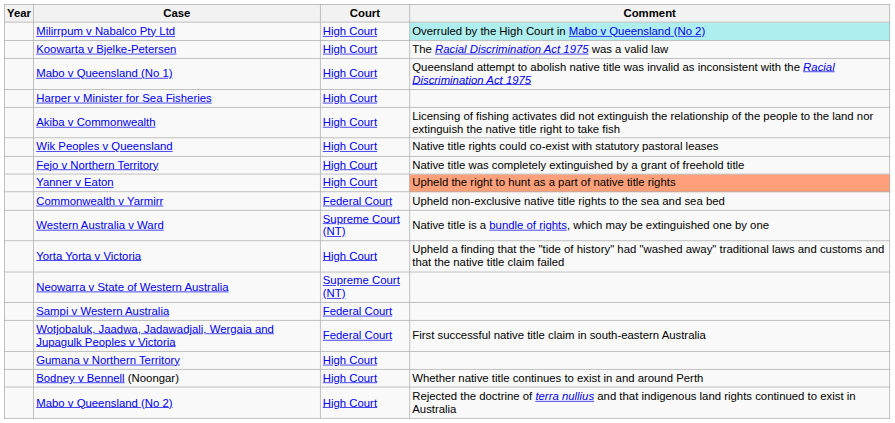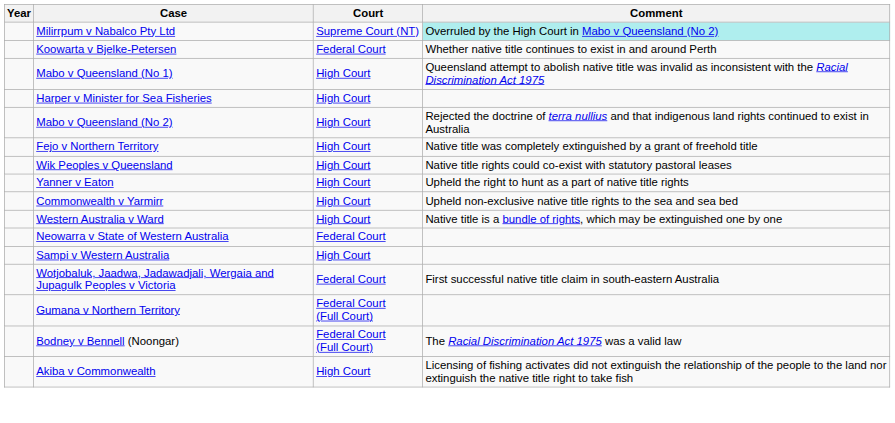(350, 31) High Court -> (368, 31) Supreme Court (NT)
(350, 49) High Court -> (351, 49) Federal Court
(540, 49) The Racial Discrimination Act 1975 was a valid law -> (571, 49) Whether native title continues to exist in and around Perth
rows swapped: (104, 402) <-> (96, 122)
rows swapped: (104, 147) <-> (97, 165)
(544, 183) lightsalmon background -> (557, 183) no background
(357, 201) Federal Court -> (343, 201) High Court
(361, 225) Supreme Court (NT) -> (343, 219) High Court
- row: (89, 256)
(361, 287) Supreme Court (NT) -> (351, 237) Federal Court
(357, 311) Federal Court -> (343, 255) High Court
(350, 360) High Court -> (351, 310) Federal Court (Full Court)
(350, 378) High Court -> (351, 341) Federal Court (Full Court)
(558, 378) Whether native title continues to exist in and around Perth -> (553, 341) The Racial Discrimination Act 1975 was a valid law
